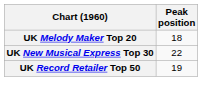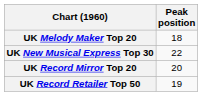+ row: (80, 68)
